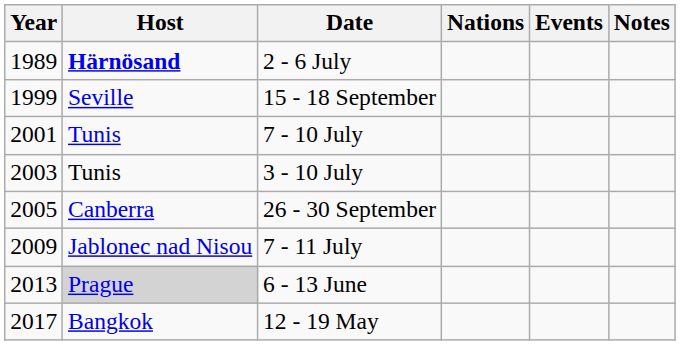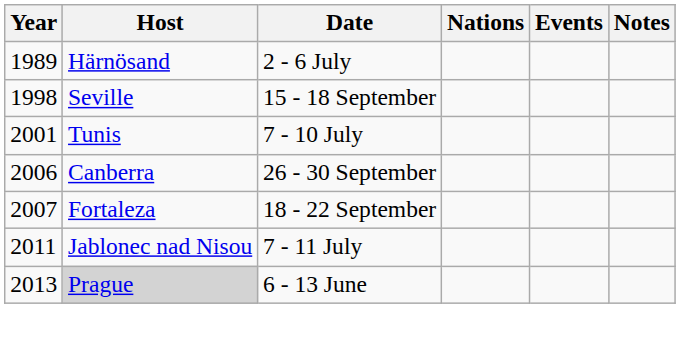(124, 60) bold -> (119, 60) normal
(34, 97) 1999 -> (34, 97) 1998
- row: (313, 172)
(34, 209) 2005 -> (34, 172) 2006
+ row: (350, 209)
(34, 246) 2009 -> (33, 246) 2011
- row: (321, 321)
